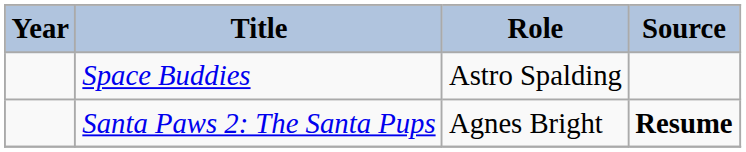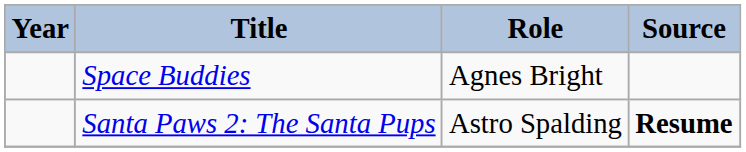(535, 75) Astro Spalding -> (526, 75) Agnes Bright
(526, 123) Agnes Bright -> (535, 123) Astro Spalding
